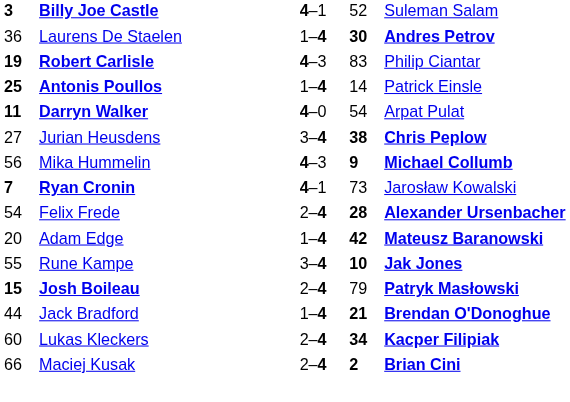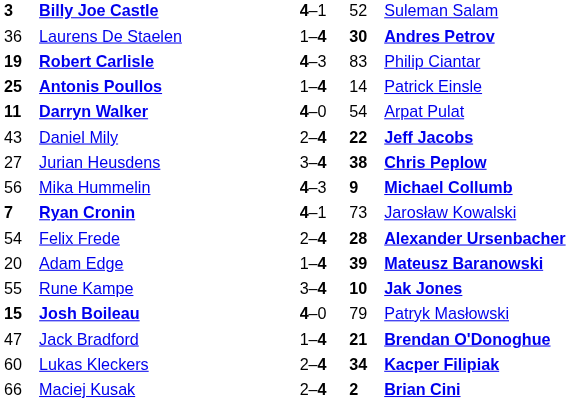+ row: (79, 137)
(358, 238) 42 -> (358, 263) 39
(313, 288) 2–4 -> (313, 314) 4–0
(452, 288) bold -> (447, 314) normal
(13, 314) 44 -> (13, 339) 47
